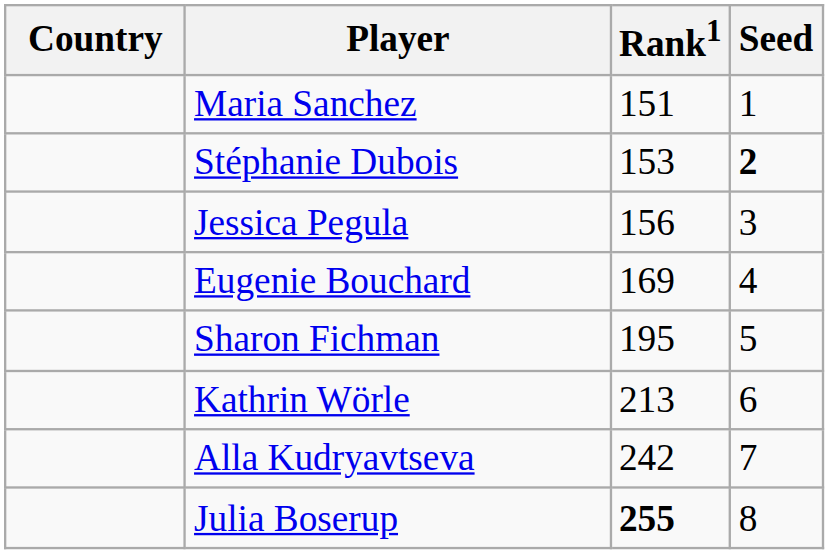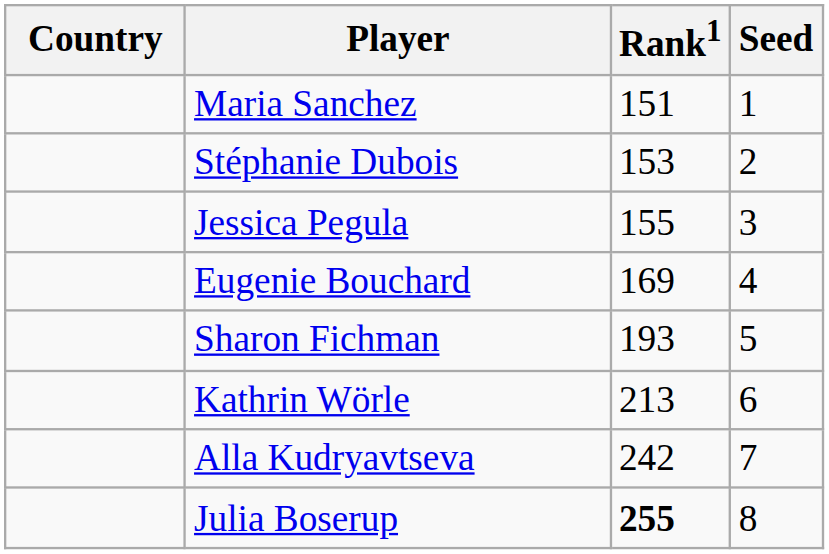(748, 162) bold -> (748, 162) normal
(647, 221) 156 -> (647, 221) 155
(647, 339) 195 -> (647, 339) 193
